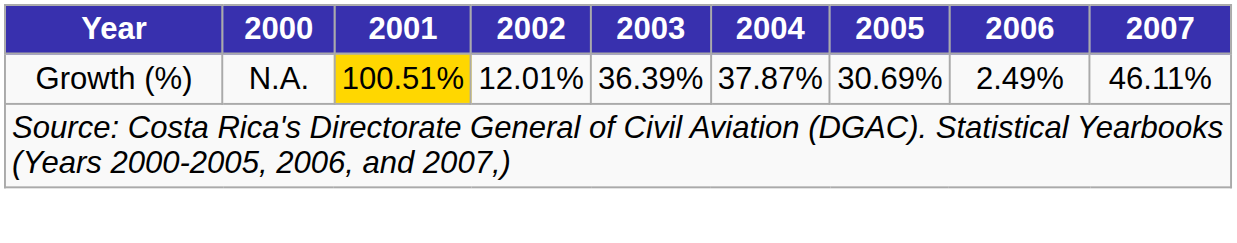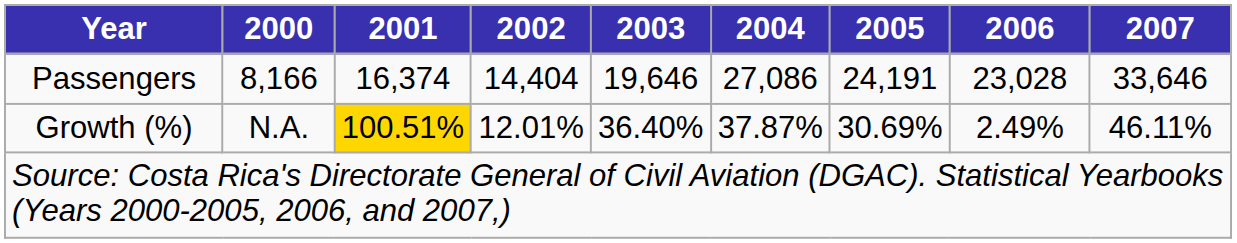+ row: (114, 78)
(651, 78) 36.39% -> (651, 127) 36.40%
